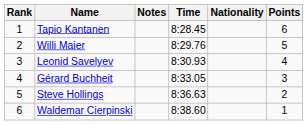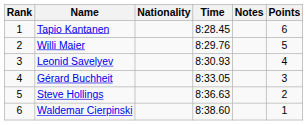columns swapped: (237, 12) <-> (152, 12)
